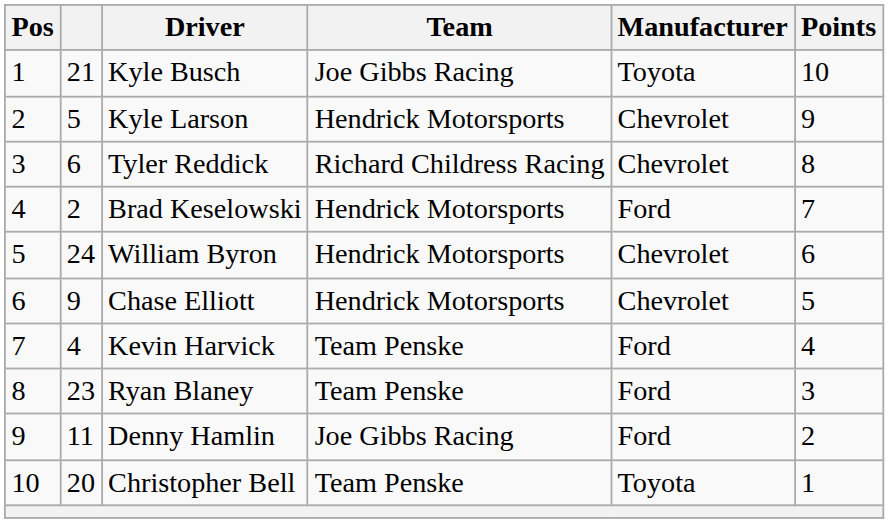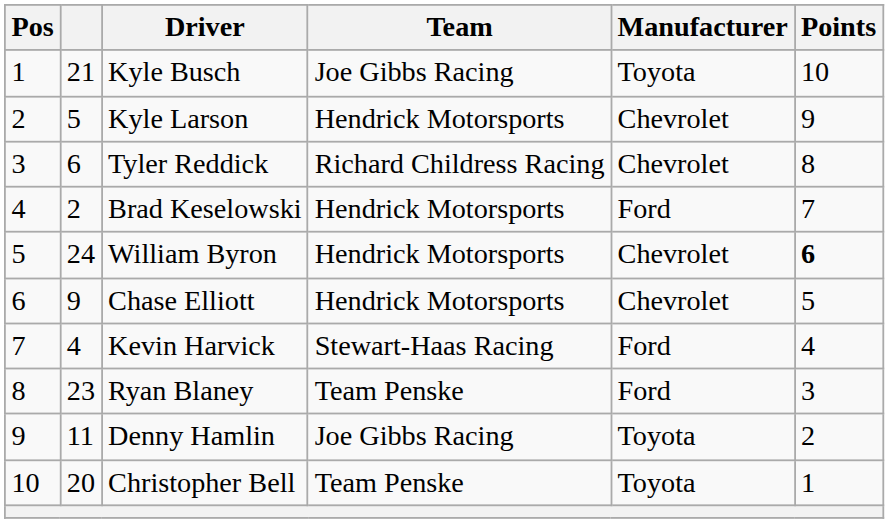(808, 254) normal -> (808, 254) bold
(389, 345) Team Penske -> (434, 345) Stewart-Haas Racing
(644, 435) Ford -> (657, 435) Toyota
